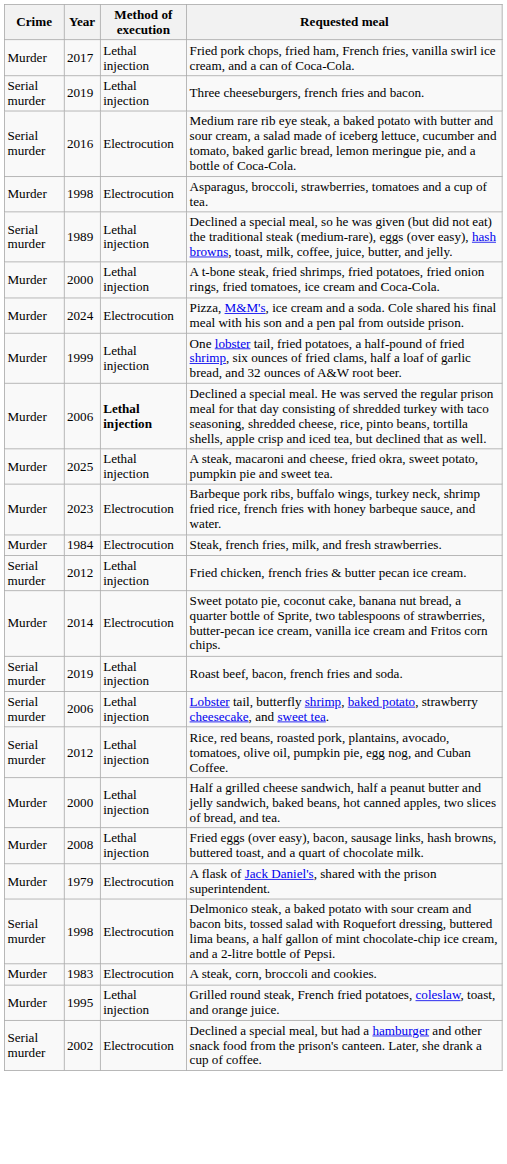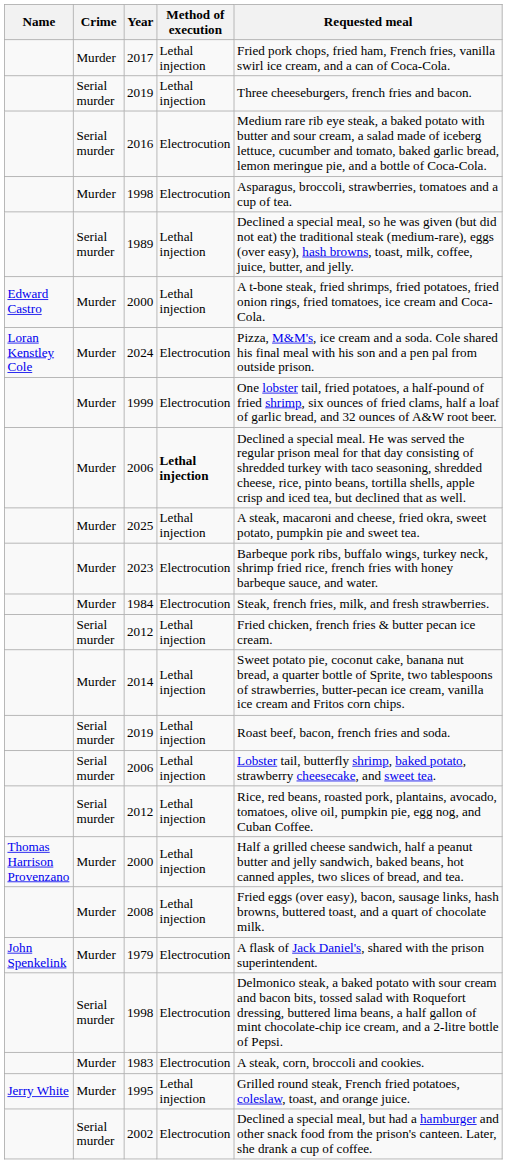+ column: (39, 22)
(126, 358) Lethal injection -> (195, 402) Electrocution
(138, 623) Electrocution -> (183, 682) Lethal injection
